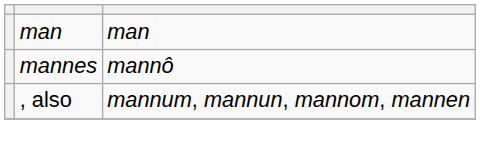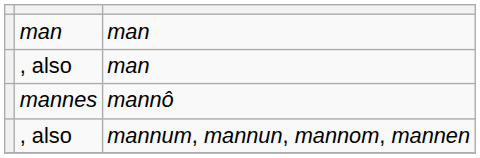+ row: (46, 66)
